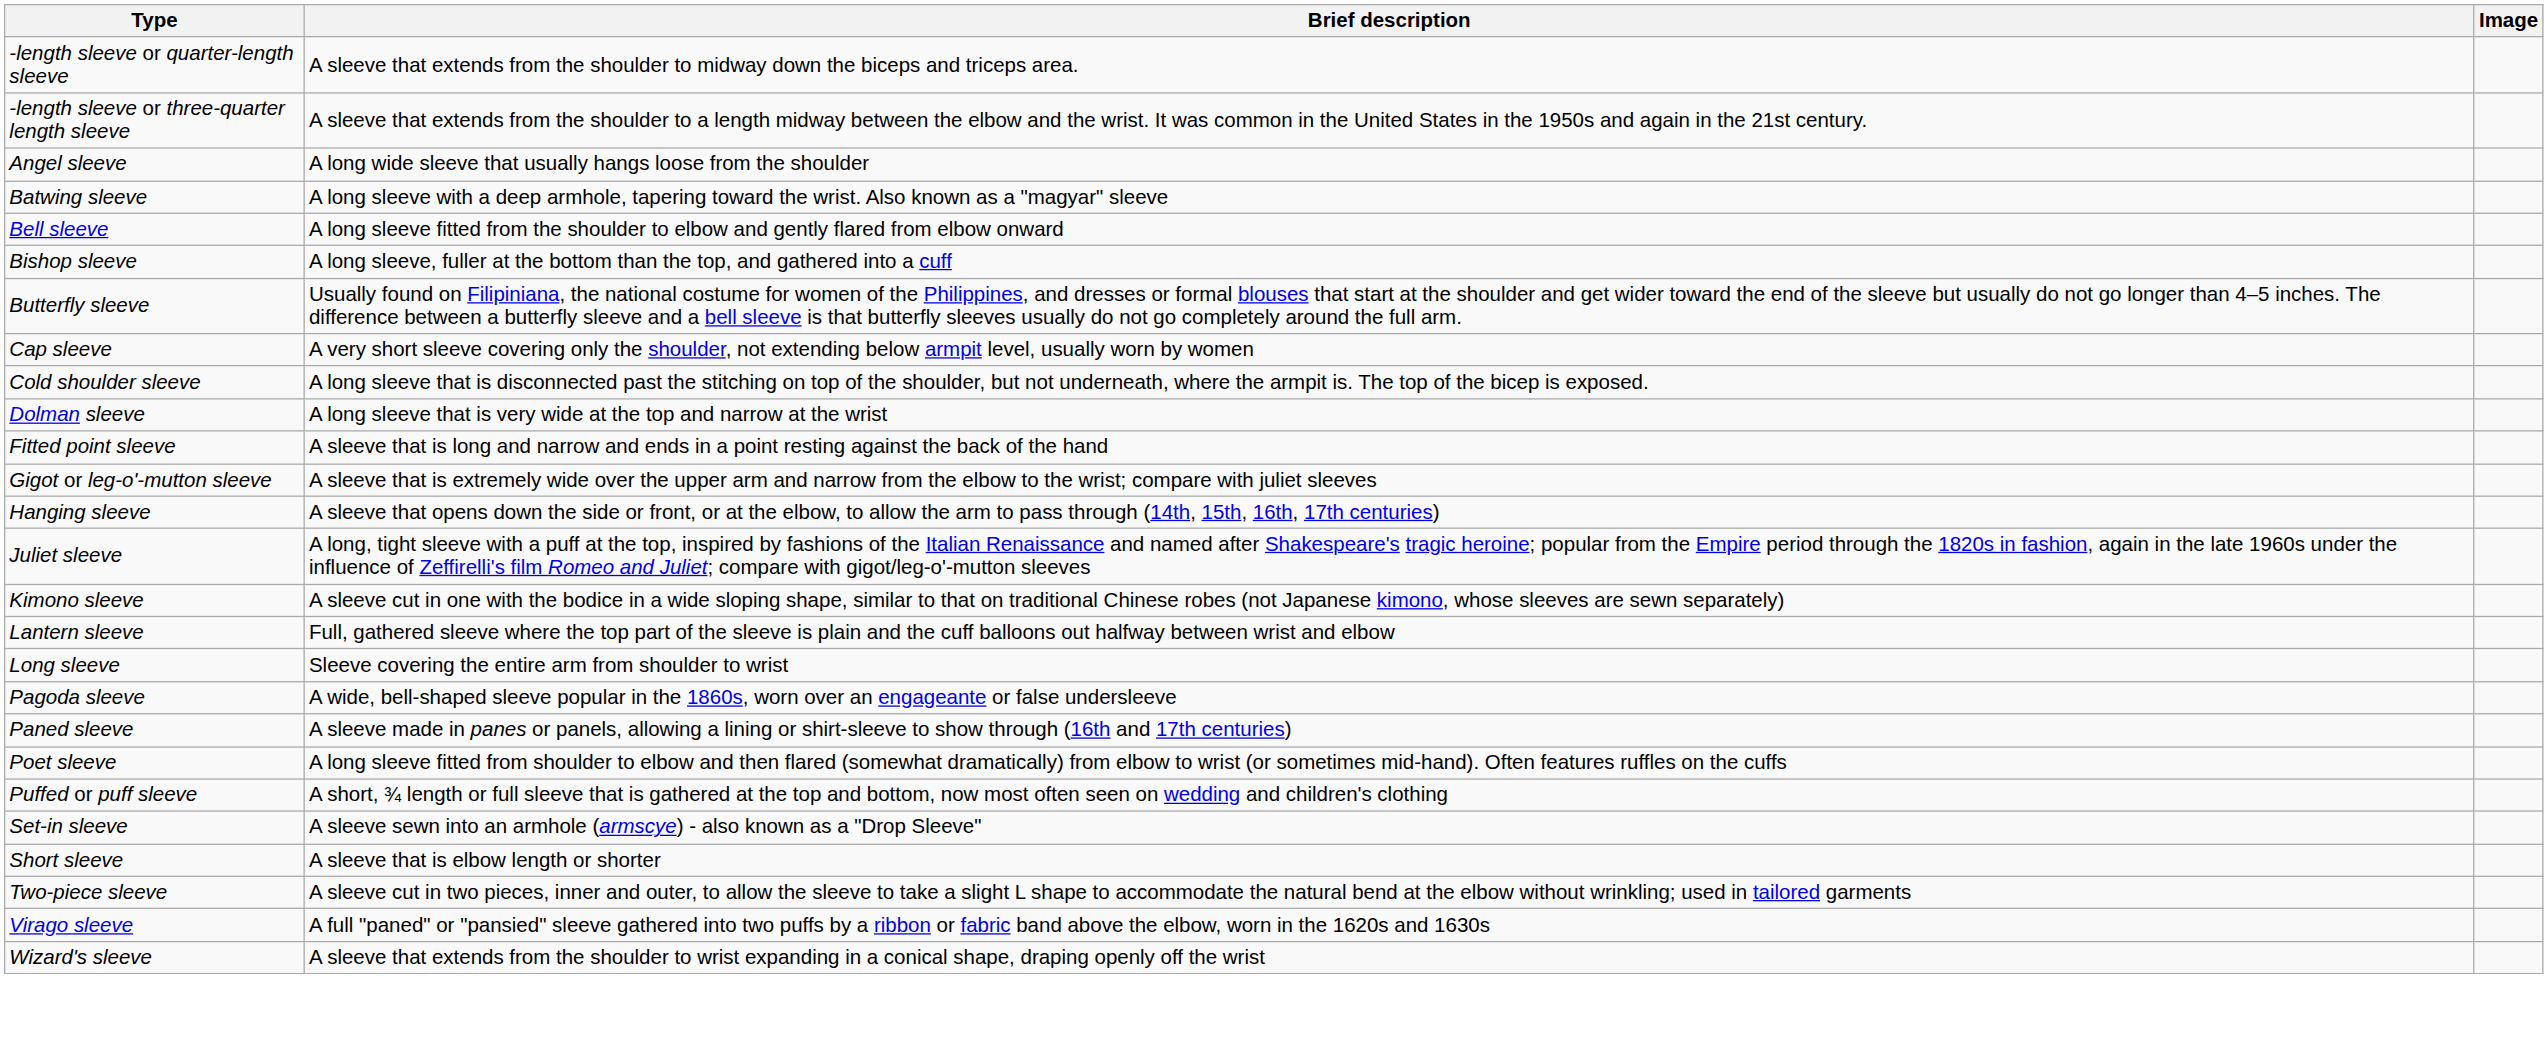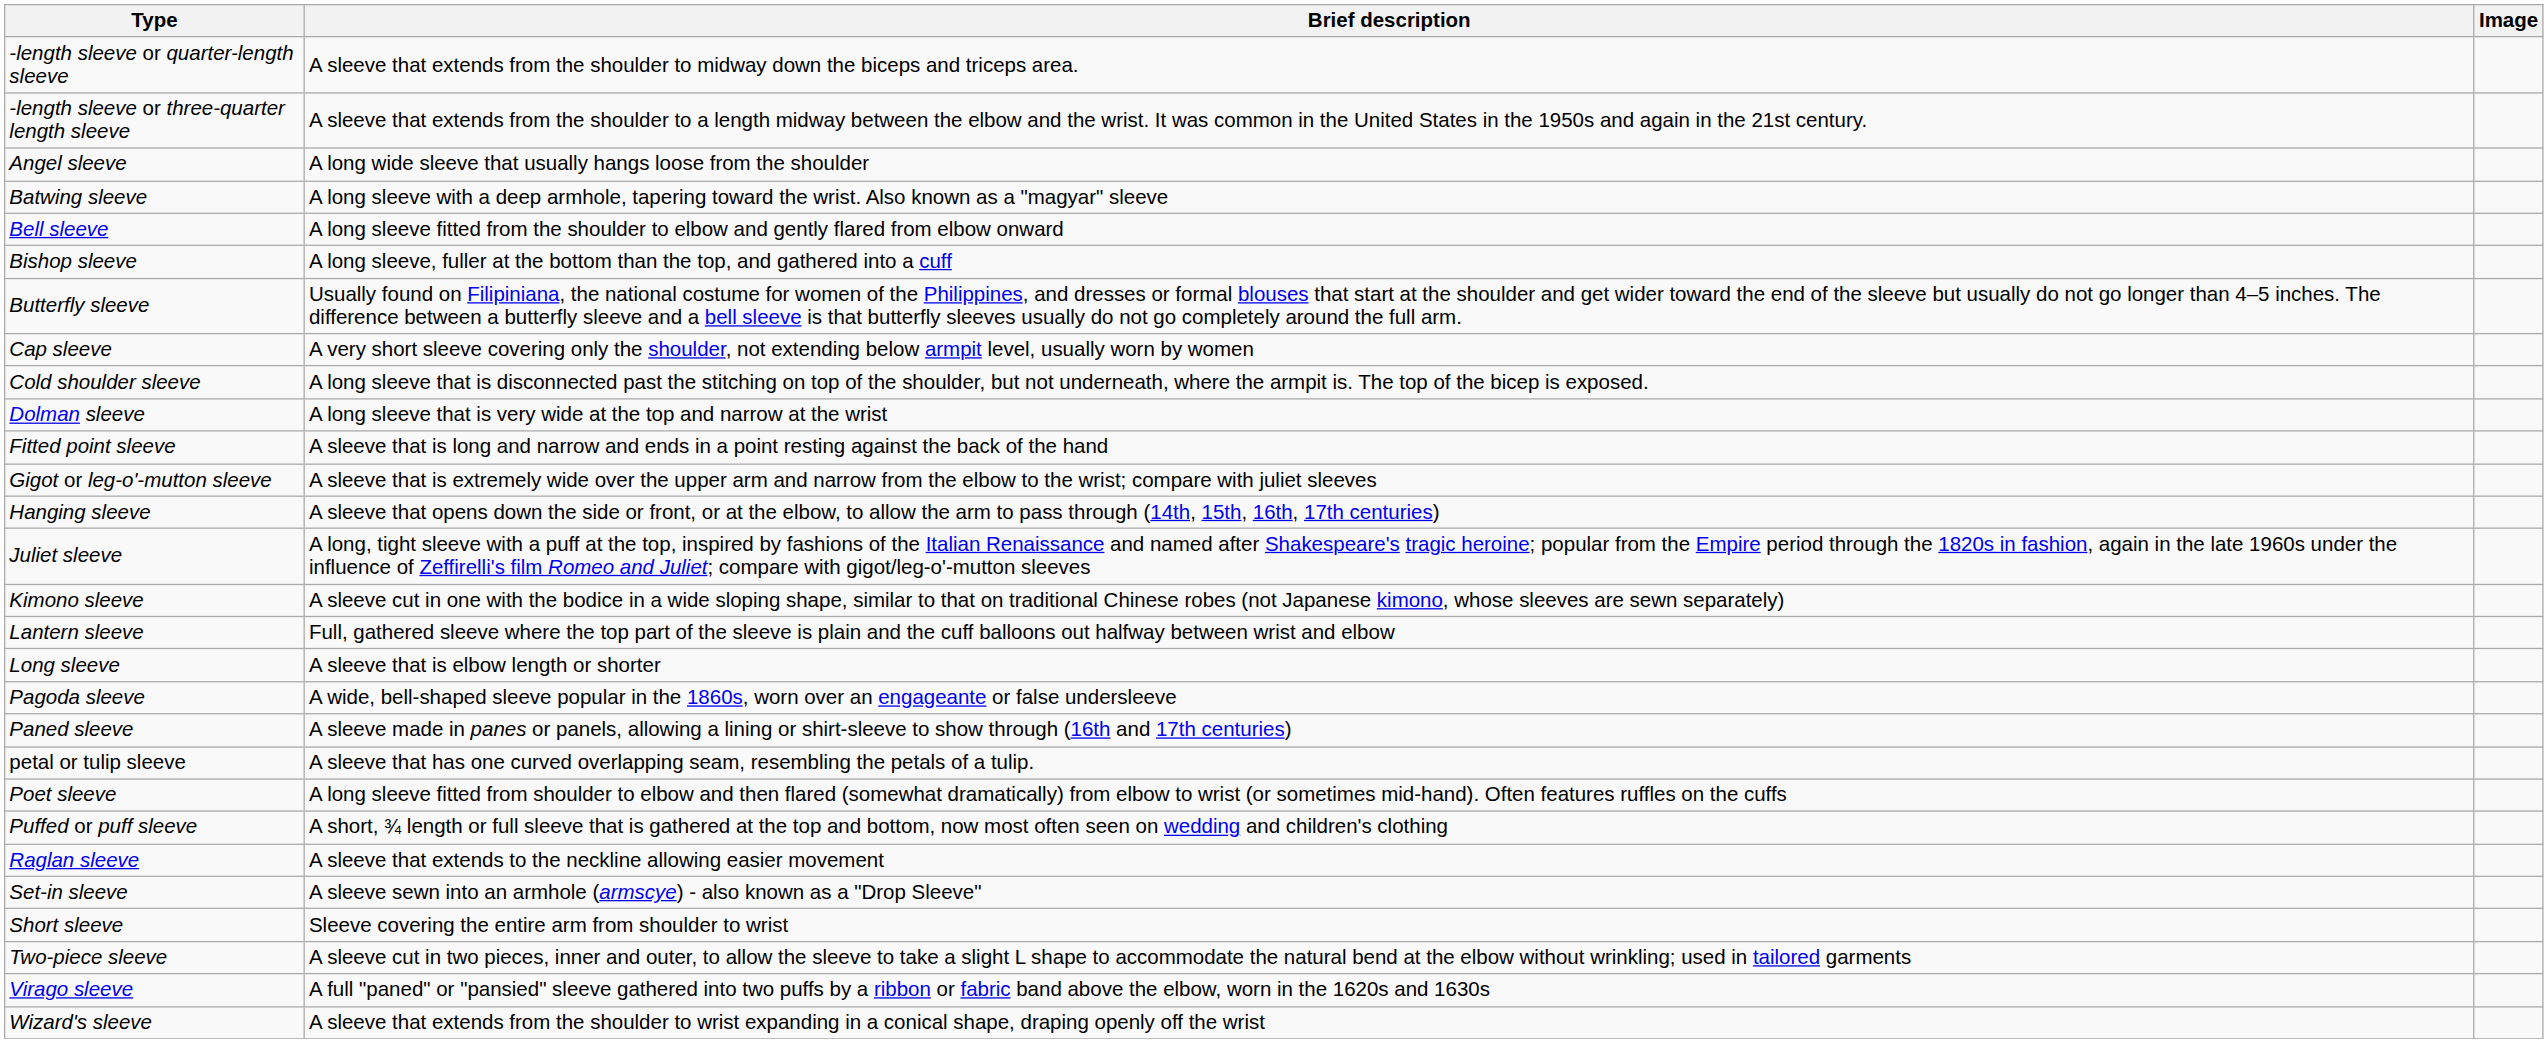(549, 665) Sleeve covering the entire arm from shoulder to wrist -> (485, 665) A sleeve that is elbow length or shorter
+ row: (98, 762)
+ row: (74, 859)
(485, 859) A sleeve that is elbow length or shorter -> (549, 924) Sleeve covering the entire arm from shoulder to wrist
